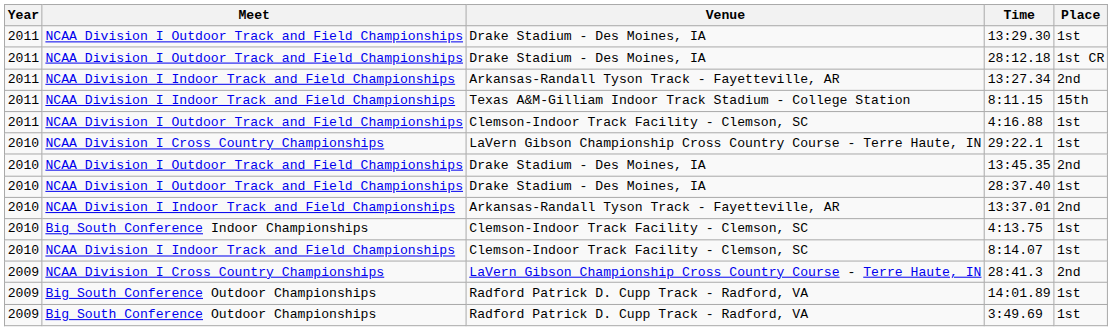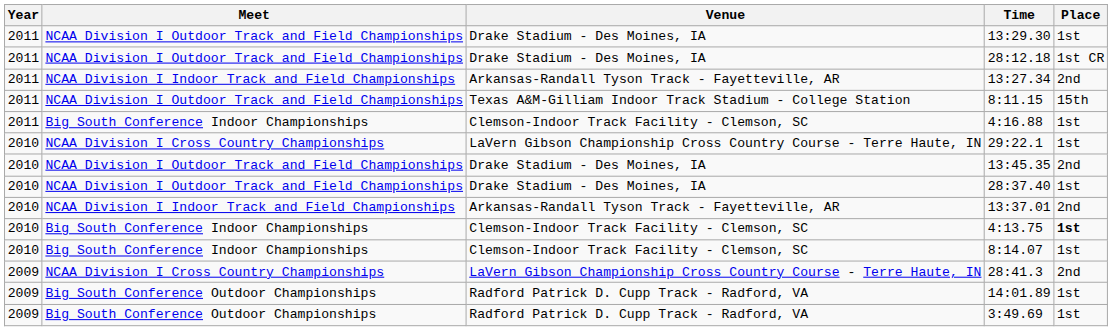(250, 101) NCAA Division I Indoor Track and Field Championships -> (254, 101) NCAA Division I Outdoor Track and Field Championships
(254, 122) NCAA Division I Outdoor Track and Field Championships -> (207, 122) Big South Conference Indoor Championships
(1069, 229) normal -> (1069, 229) bold
(250, 251) NCAA Division I Indoor Track and Field Championships -> (207, 251) Big South Conference Indoor Championships
